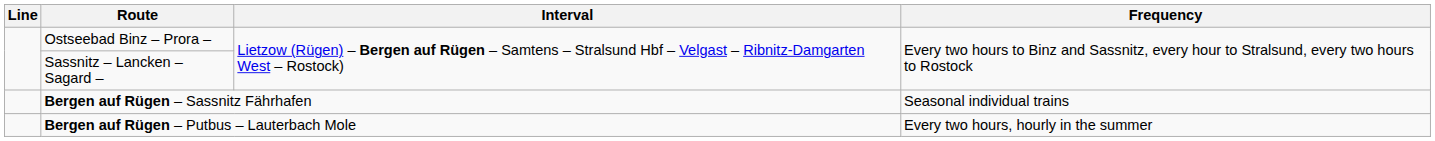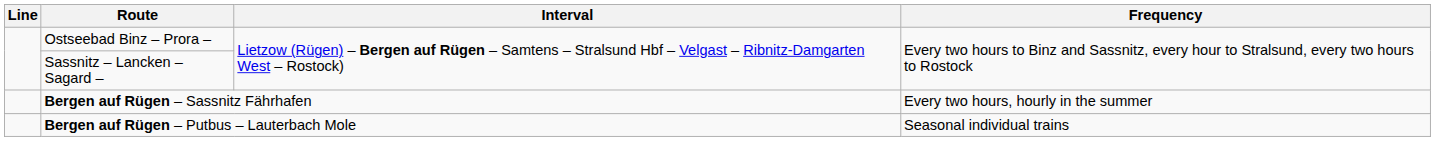(986, 101) Seasonal individual trains -> (1028, 101) Every two hours, hourly in the summer
(1028, 124) Every two hours, hourly in the summer -> (986, 124) Seasonal individual trains
